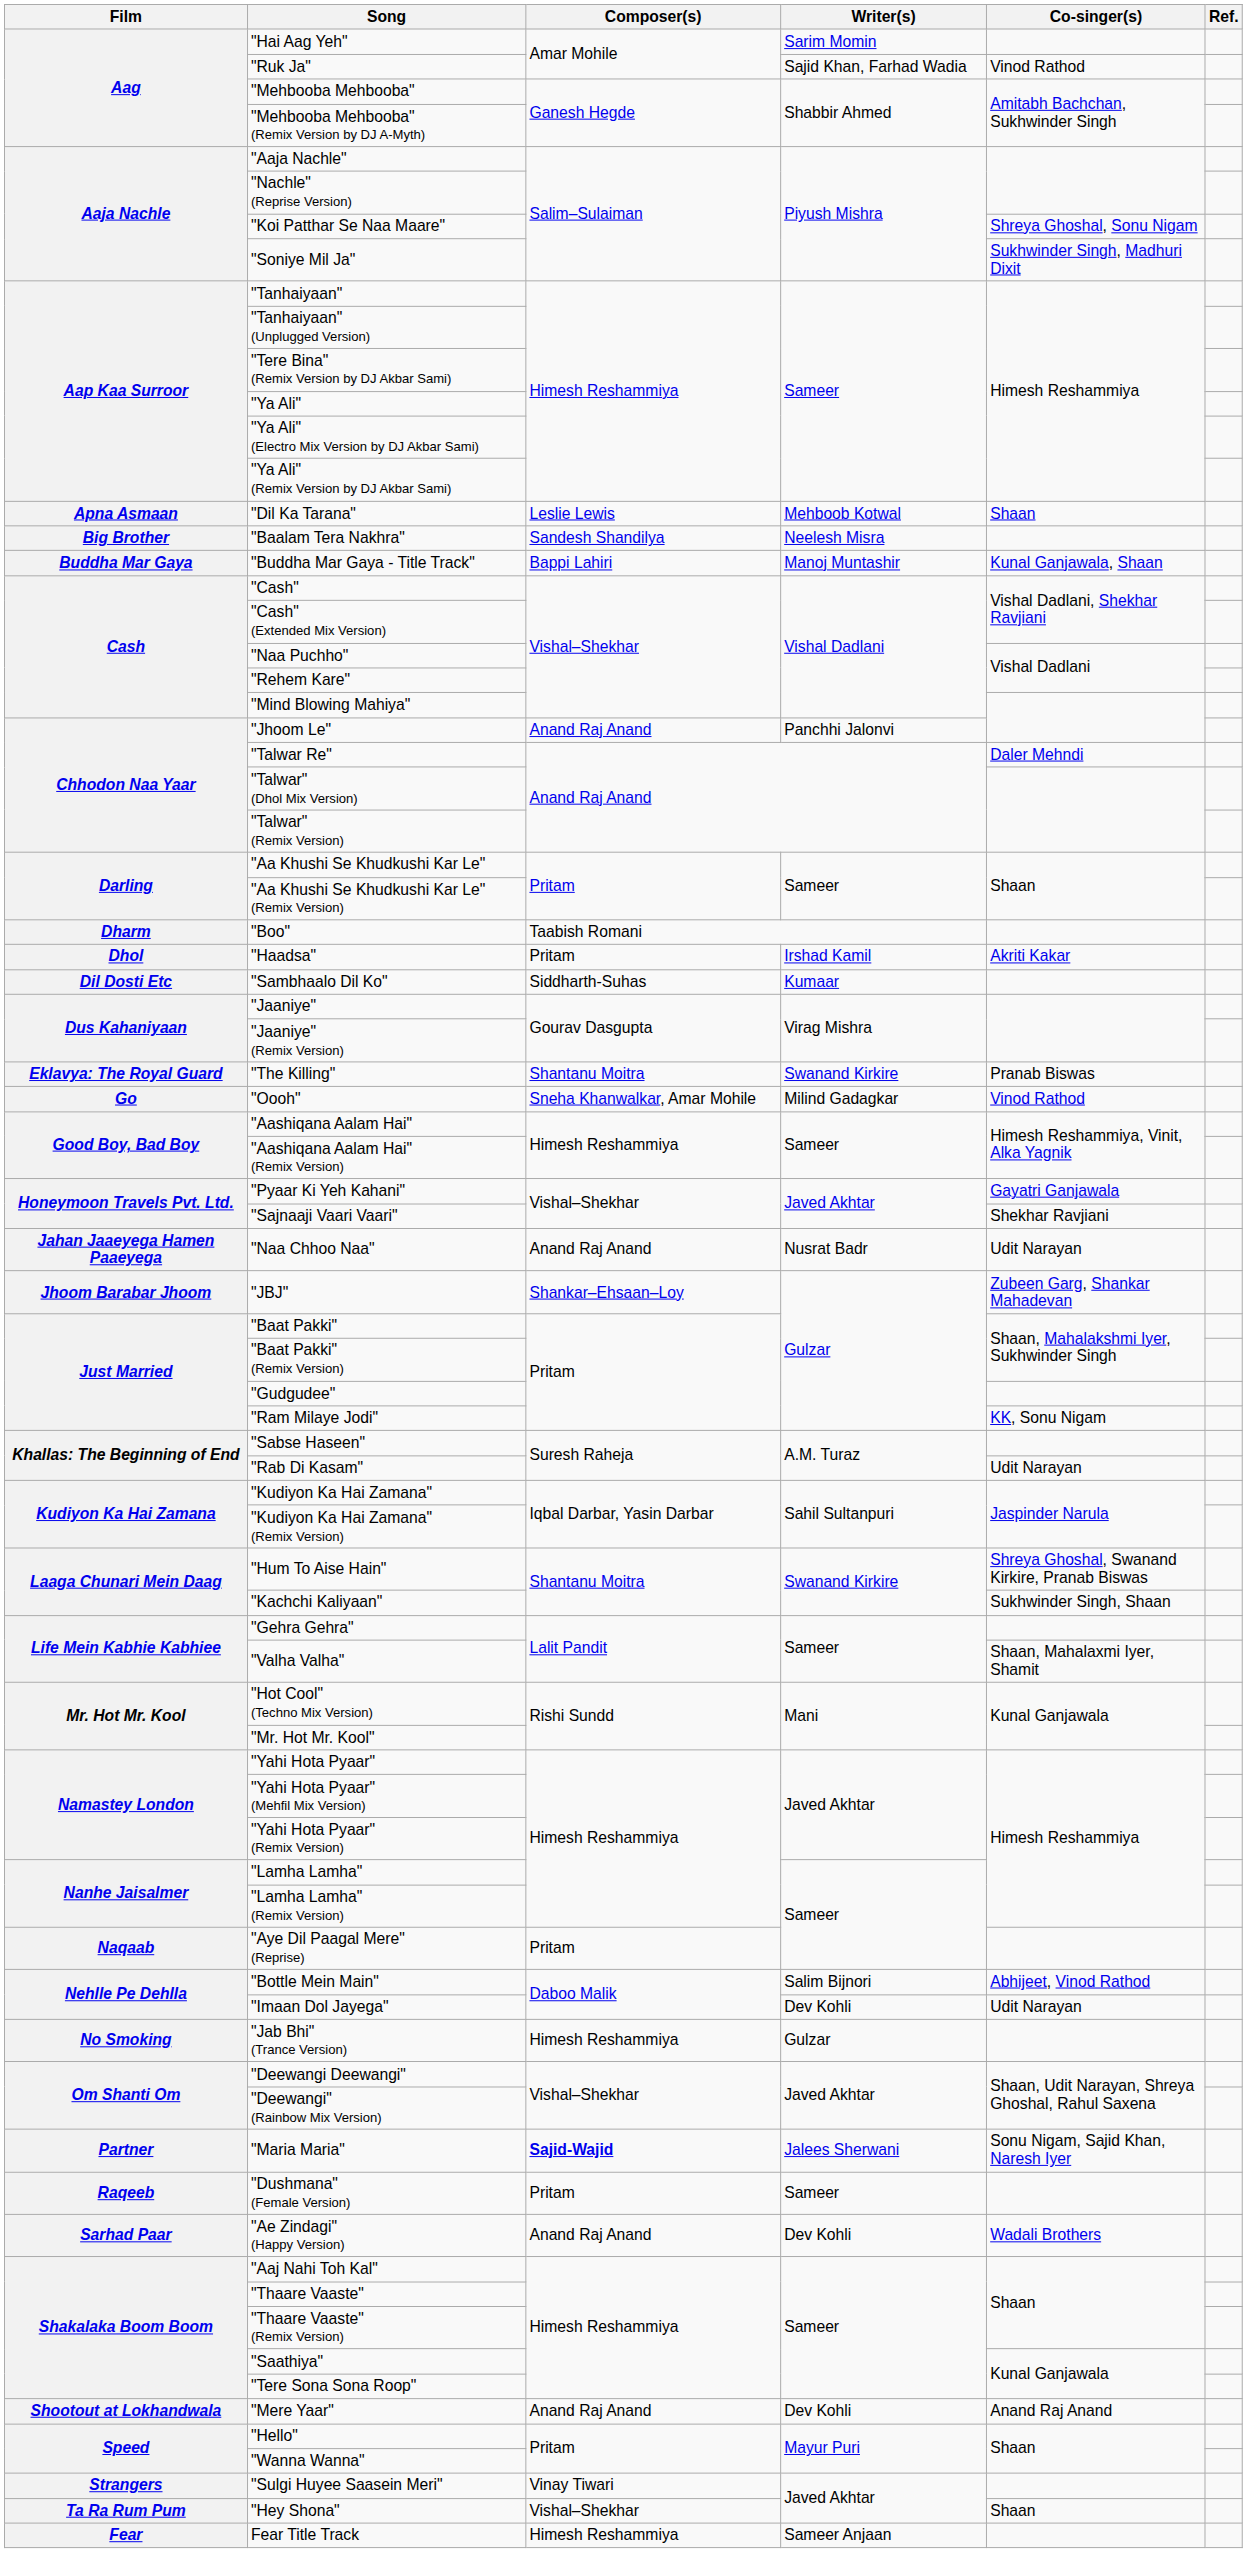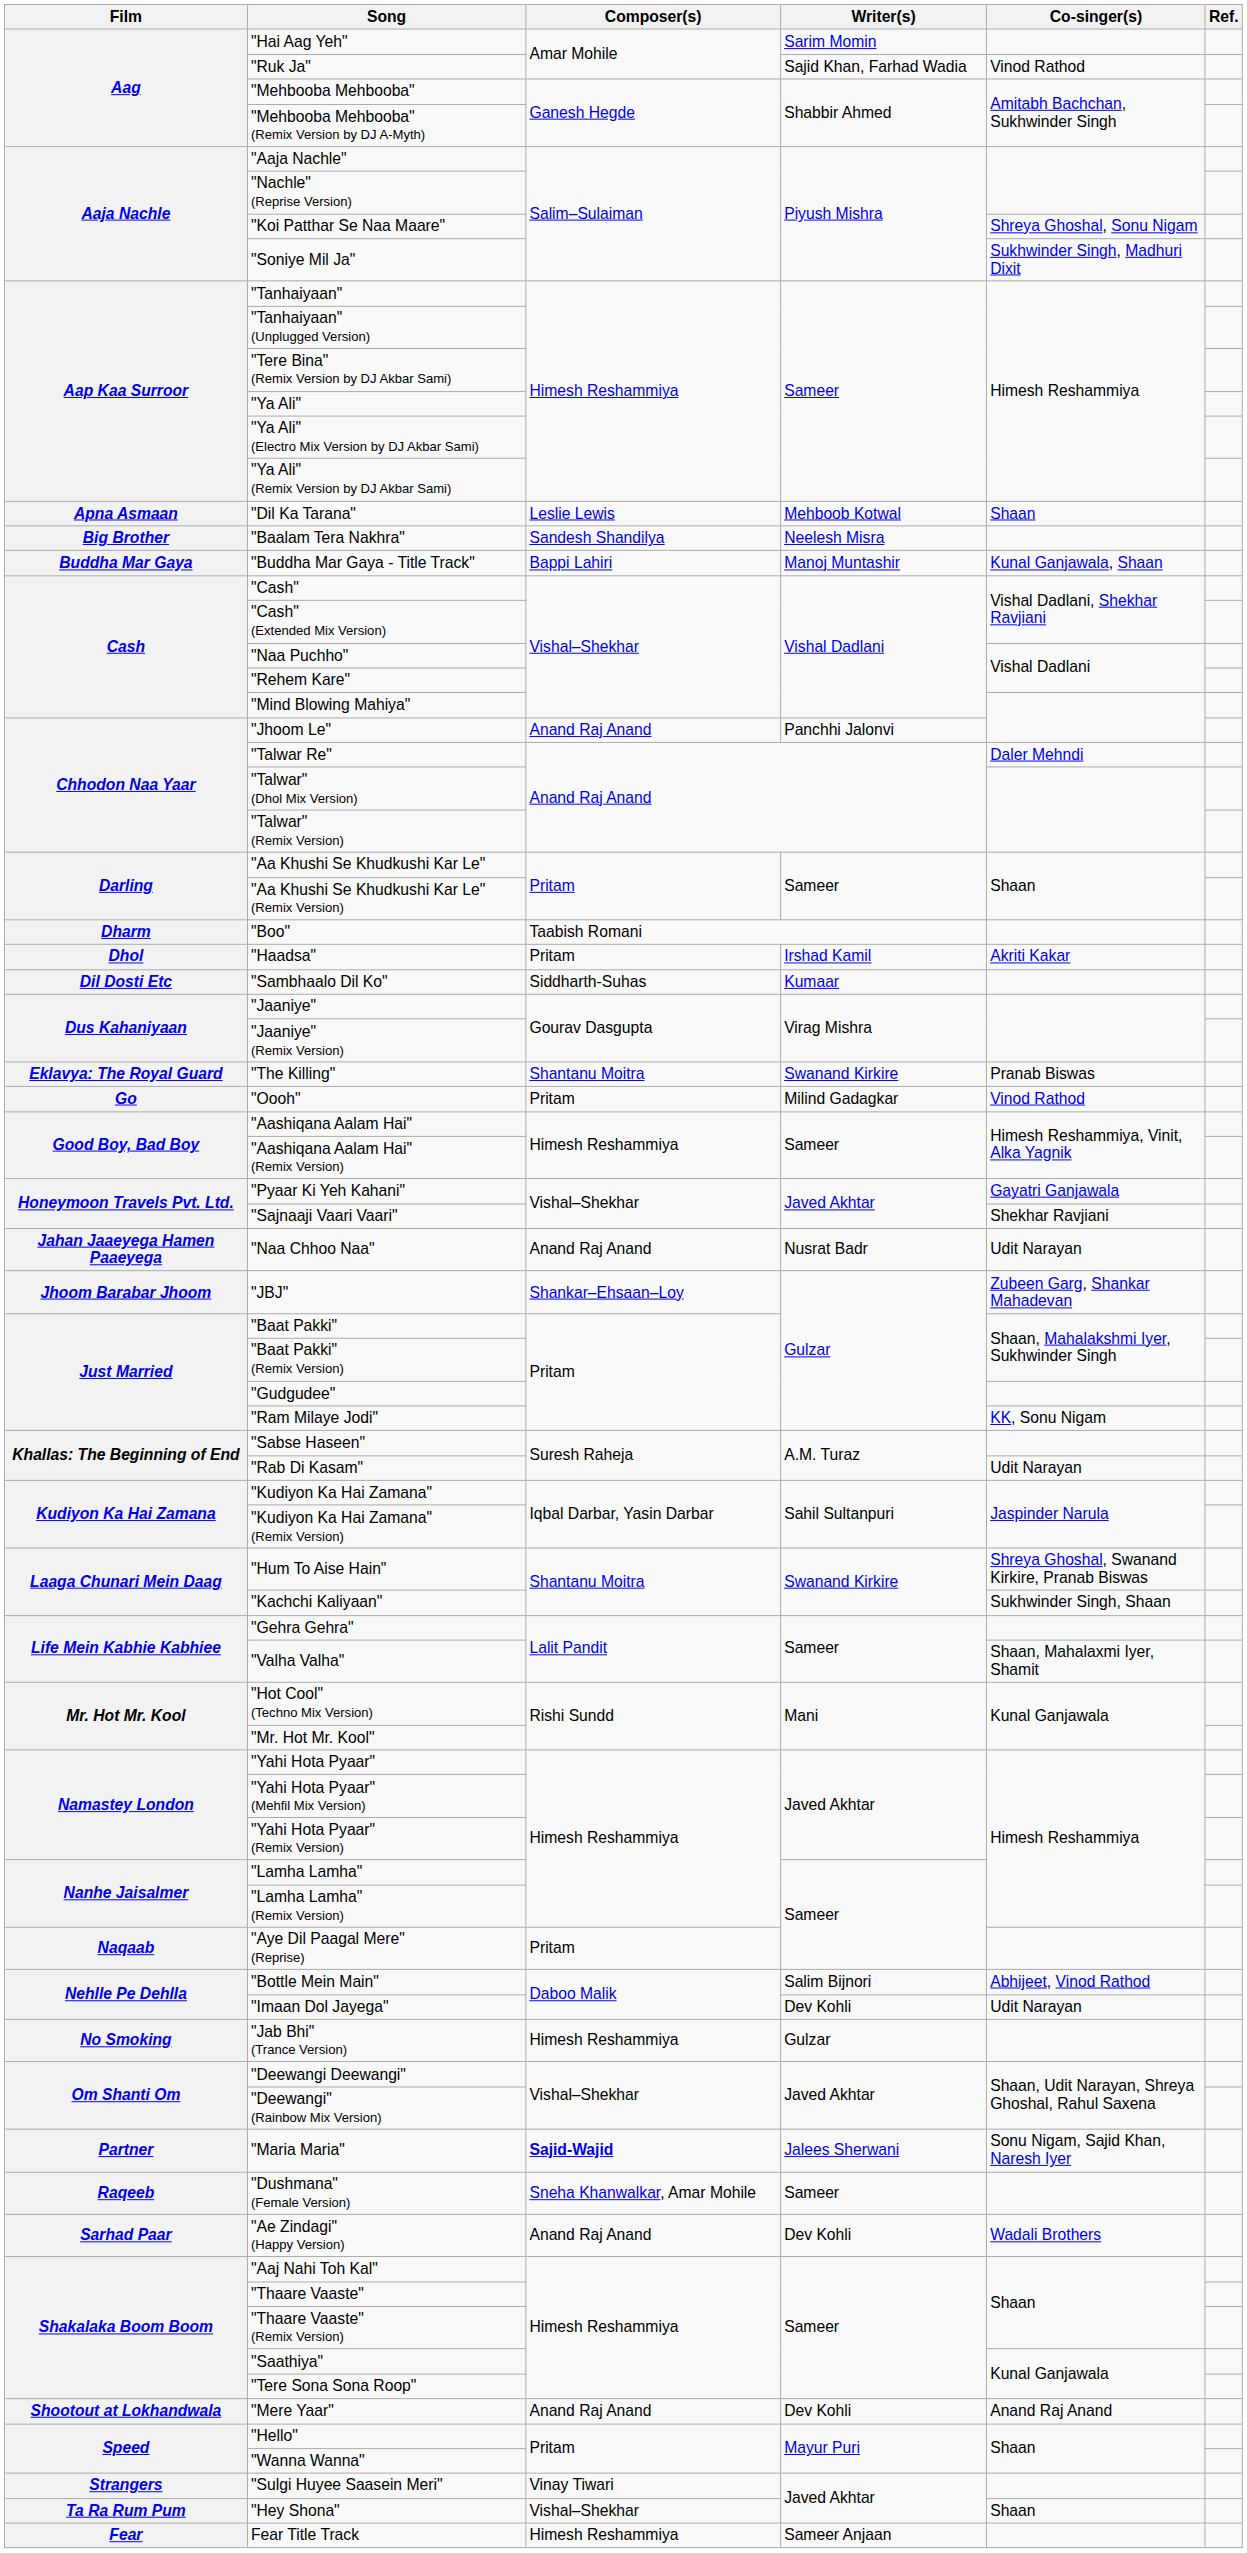(643, 1098) Sneha Khanwalkar, Amar Mohile -> (552, 1098) Pritam
(552, 2193) Pritam -> (643, 2193) Sneha Khanwalkar, Amar Mohile
